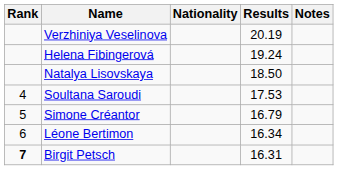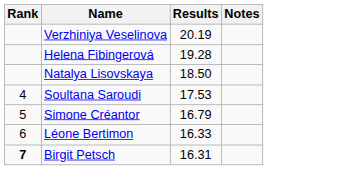- column: (205, 14)
(266, 54) 19.24 -> (196, 54) 19.28
(266, 134) 16.34 -> (196, 134) 16.33
